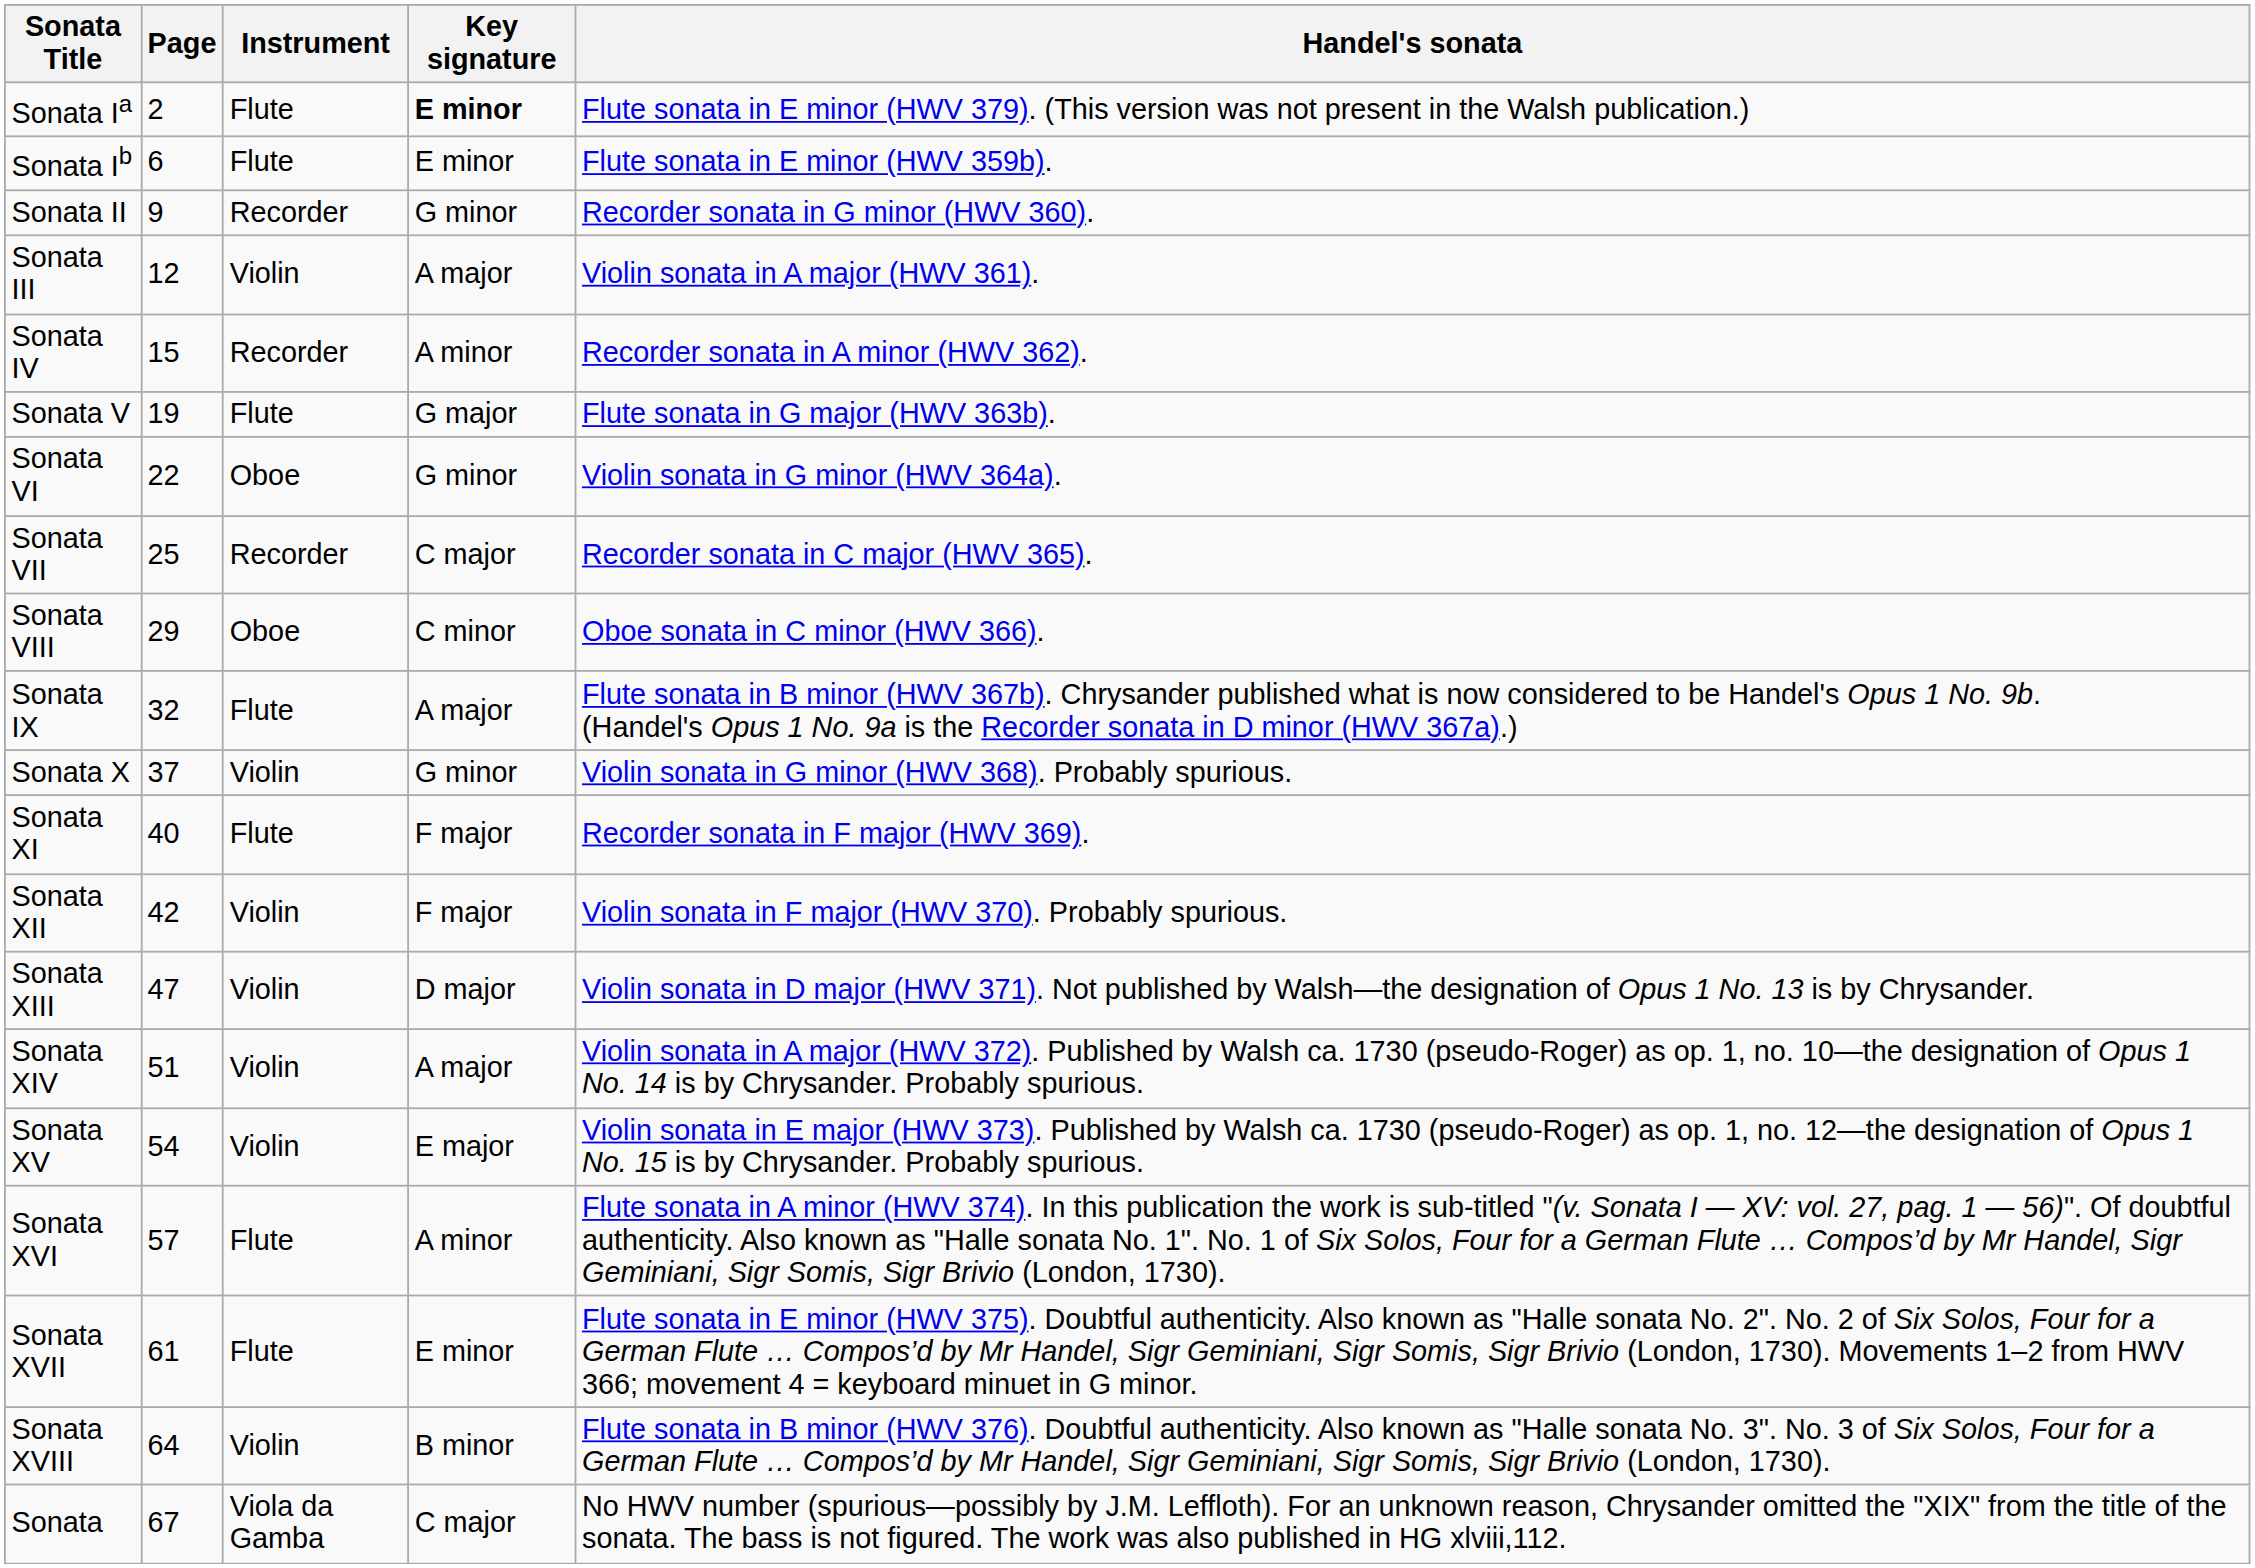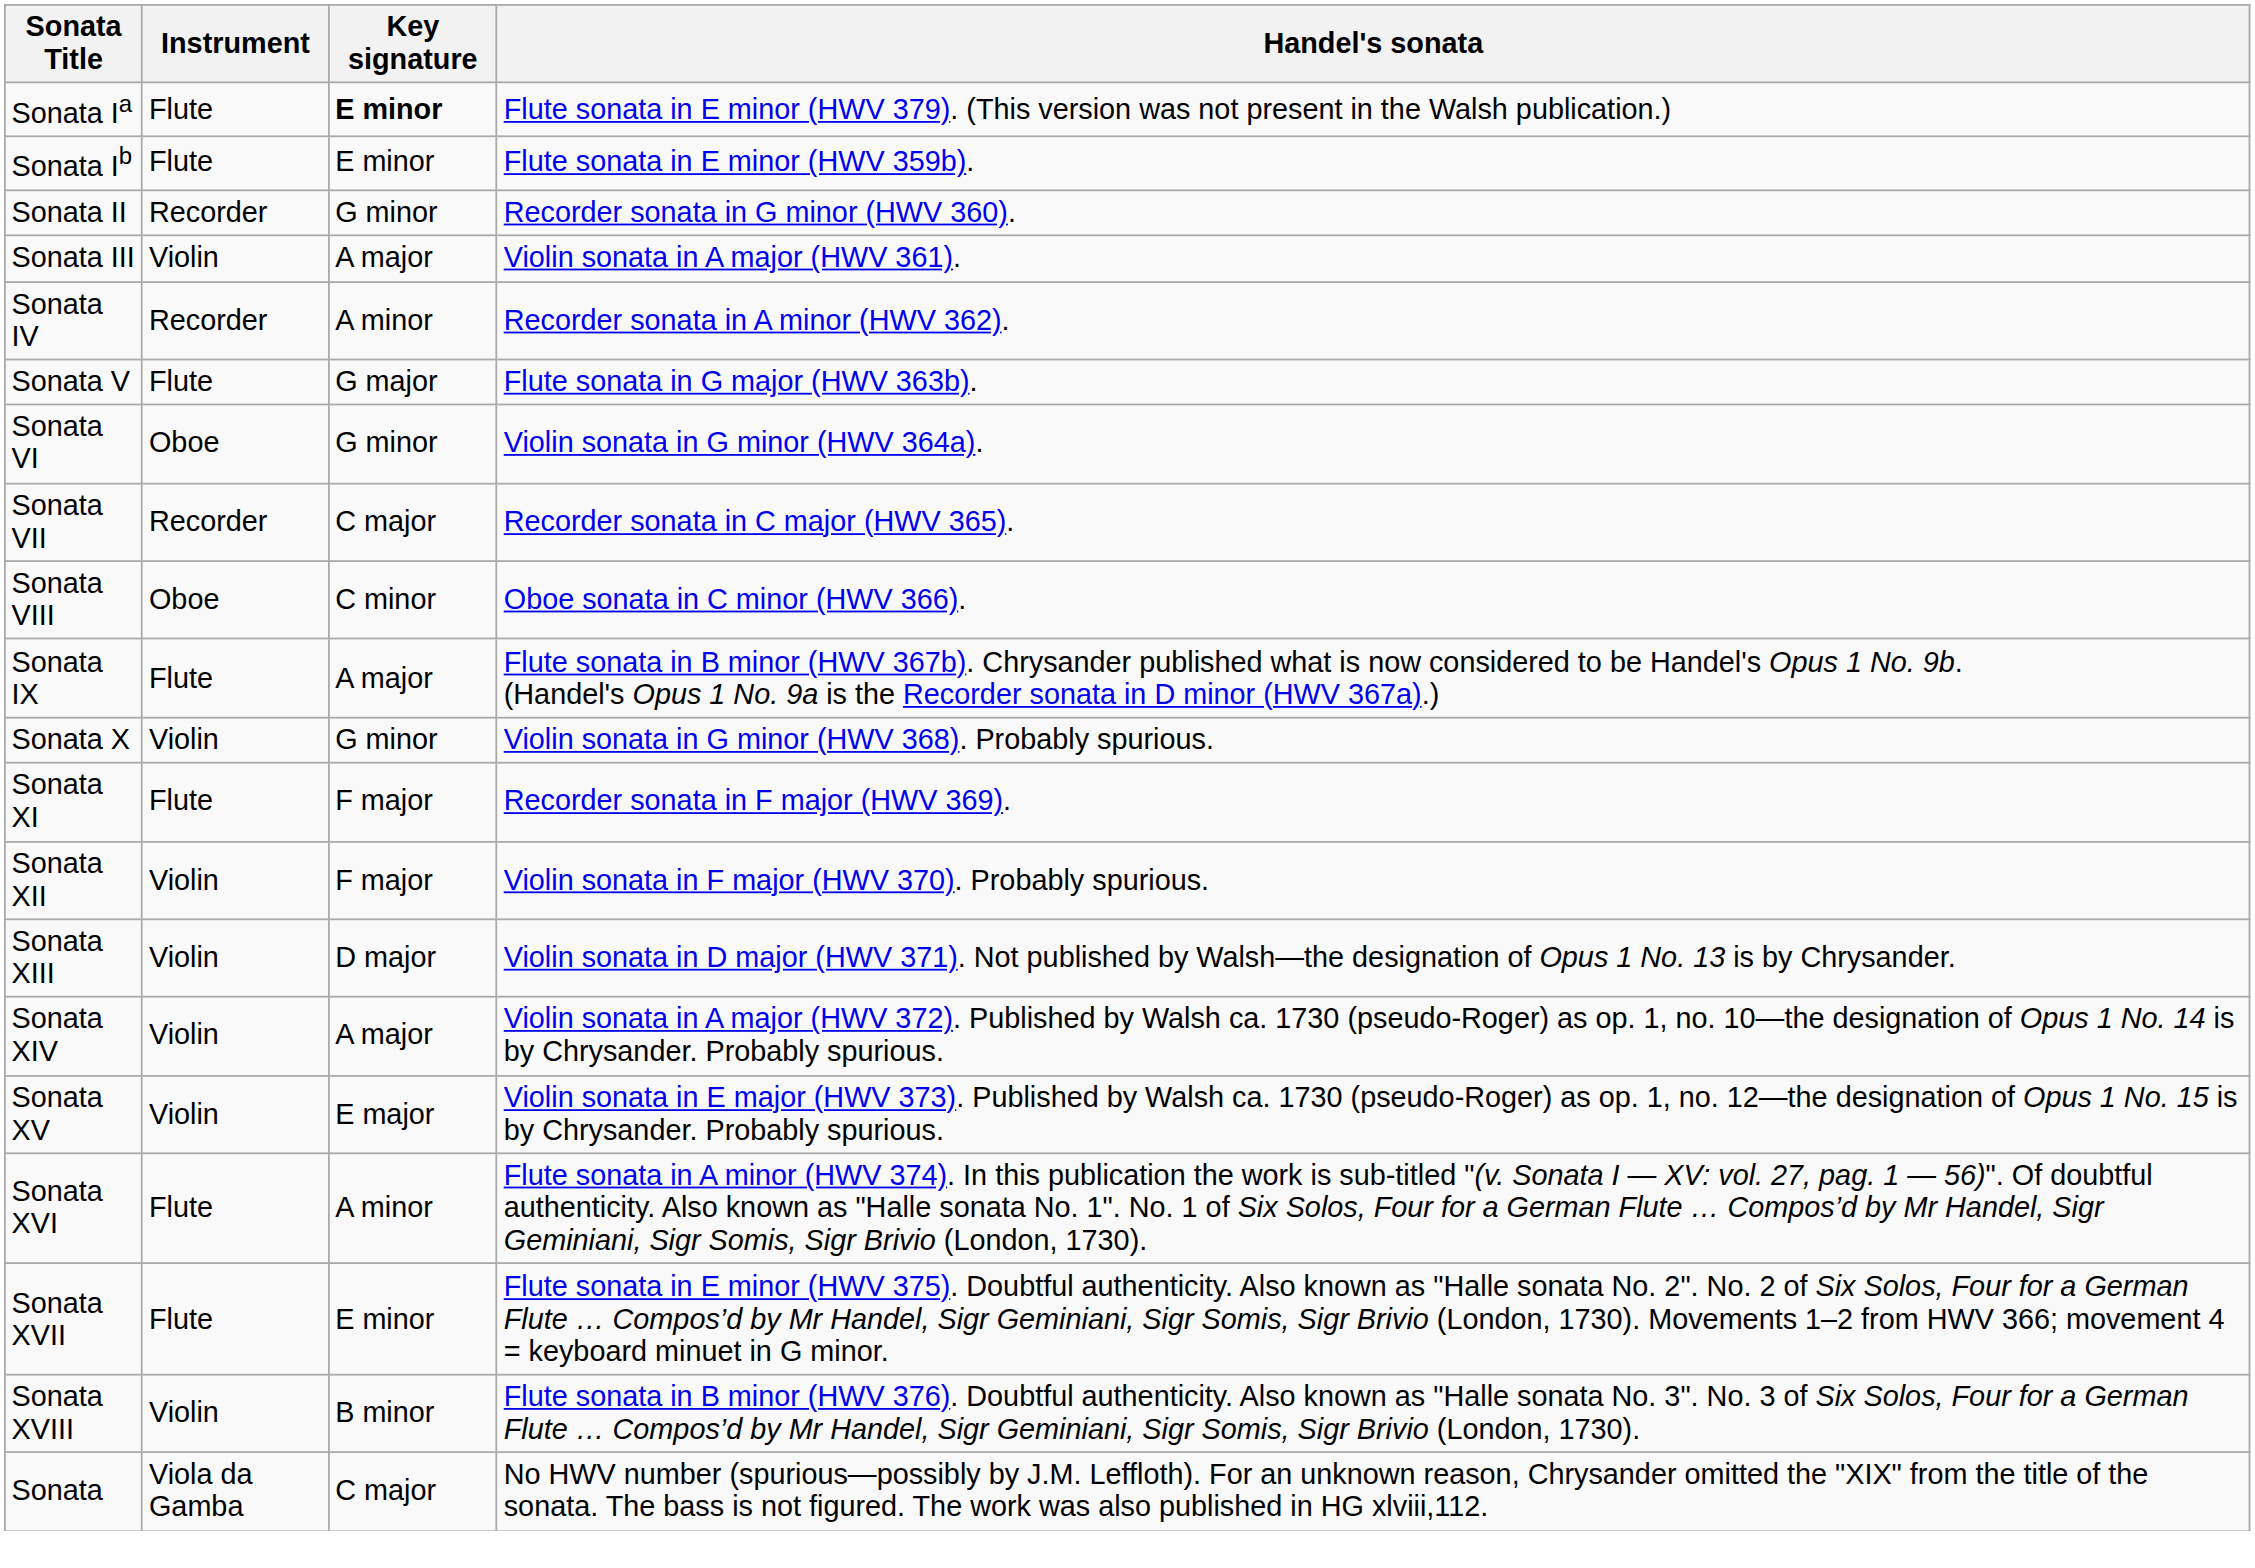- column: (182, 43)
